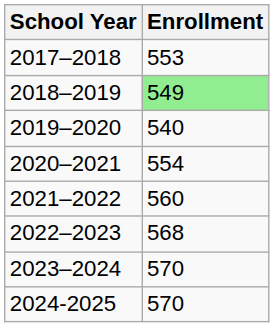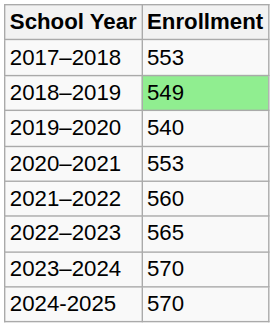(166, 163) 554 -> (166, 163) 553
(166, 233) 568 -> (166, 233) 565
